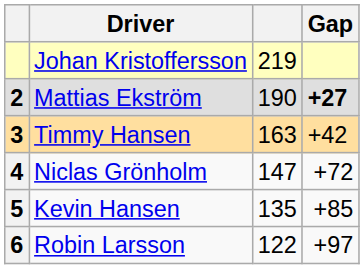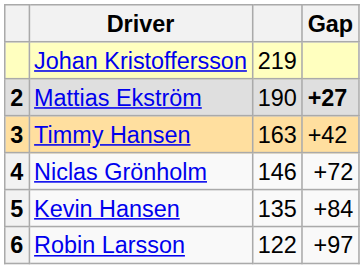(277, 172) 147 -> (277, 172) 146
(333, 209) +85 -> (333, 209) +84
